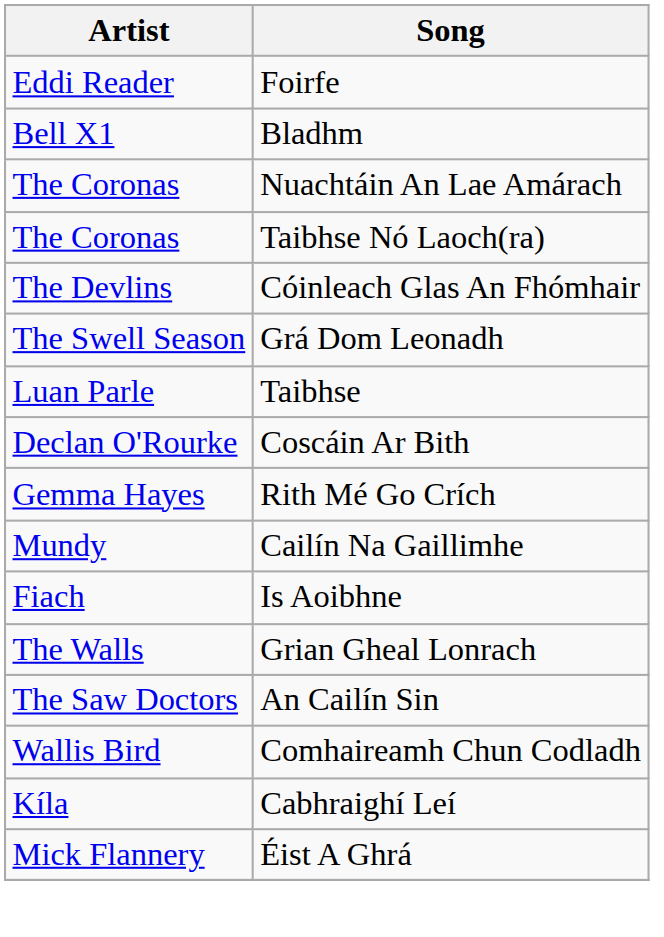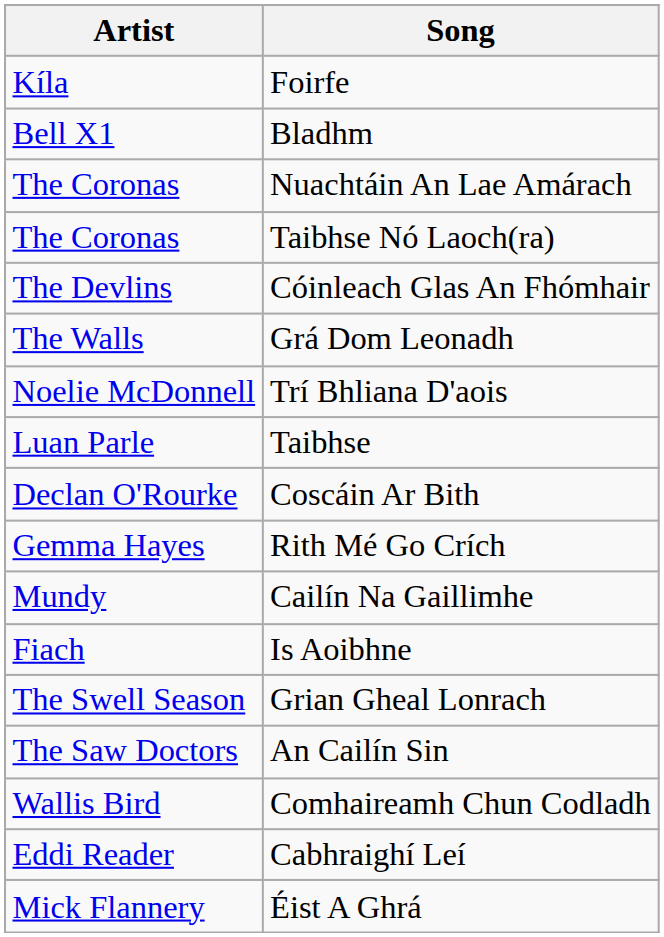(93, 81) Eddi Reader -> (40, 81) Kíla
(129, 339) The Swell Season -> (78, 339) The Walls
+ row: (389, 390)
(78, 648) The Walls -> (129, 699) The Swell Season
(40, 802) Kíla -> (93, 854) Eddi Reader
